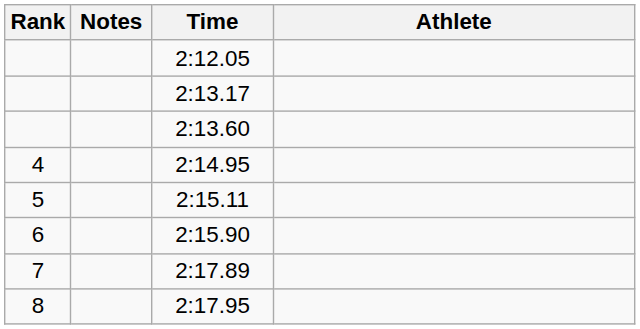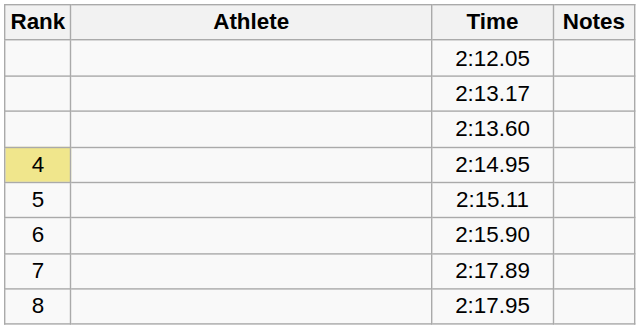columns swapped: (454, 22) <-> (111, 22)
(38, 164) no background -> (38, 164) khaki background
